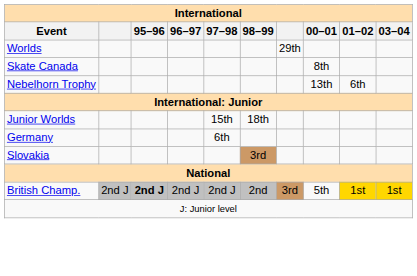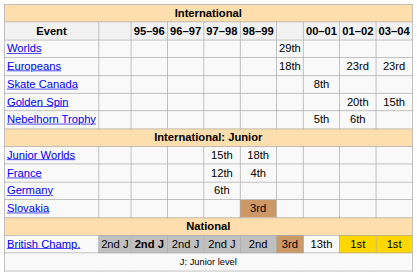+ row: (34, 66)
+ row: (38, 102)
(321, 84) 13th -> (321, 119) 5th
+ row: (24, 173)
(321, 191) 5th -> (321, 244) 13th
